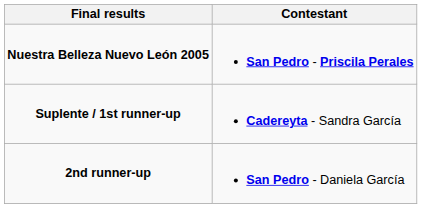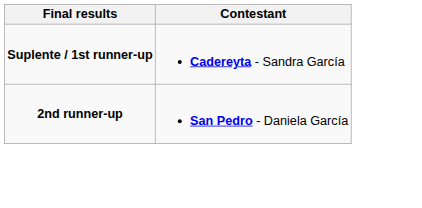- row: (108, 54)
